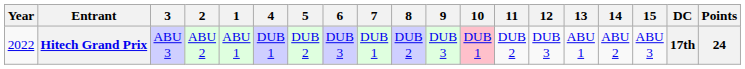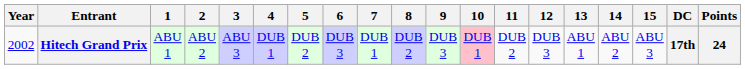columns swapped: (236, 15) <-> (168, 15)
(21, 44) 2022 -> (21, 44) 2002
